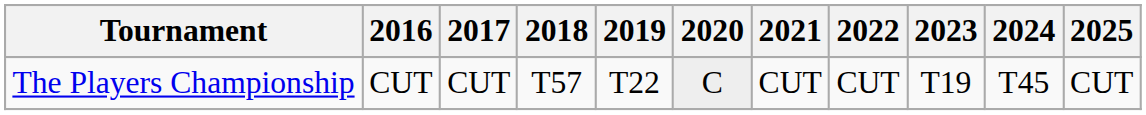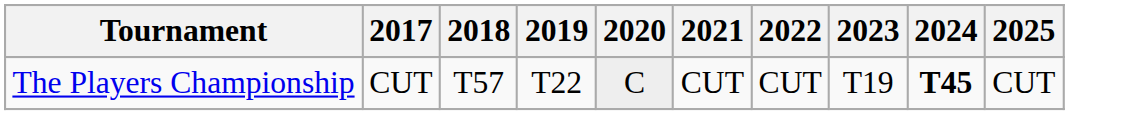- column: (401, 30)
(1024, 82) normal -> (946, 82) bold
